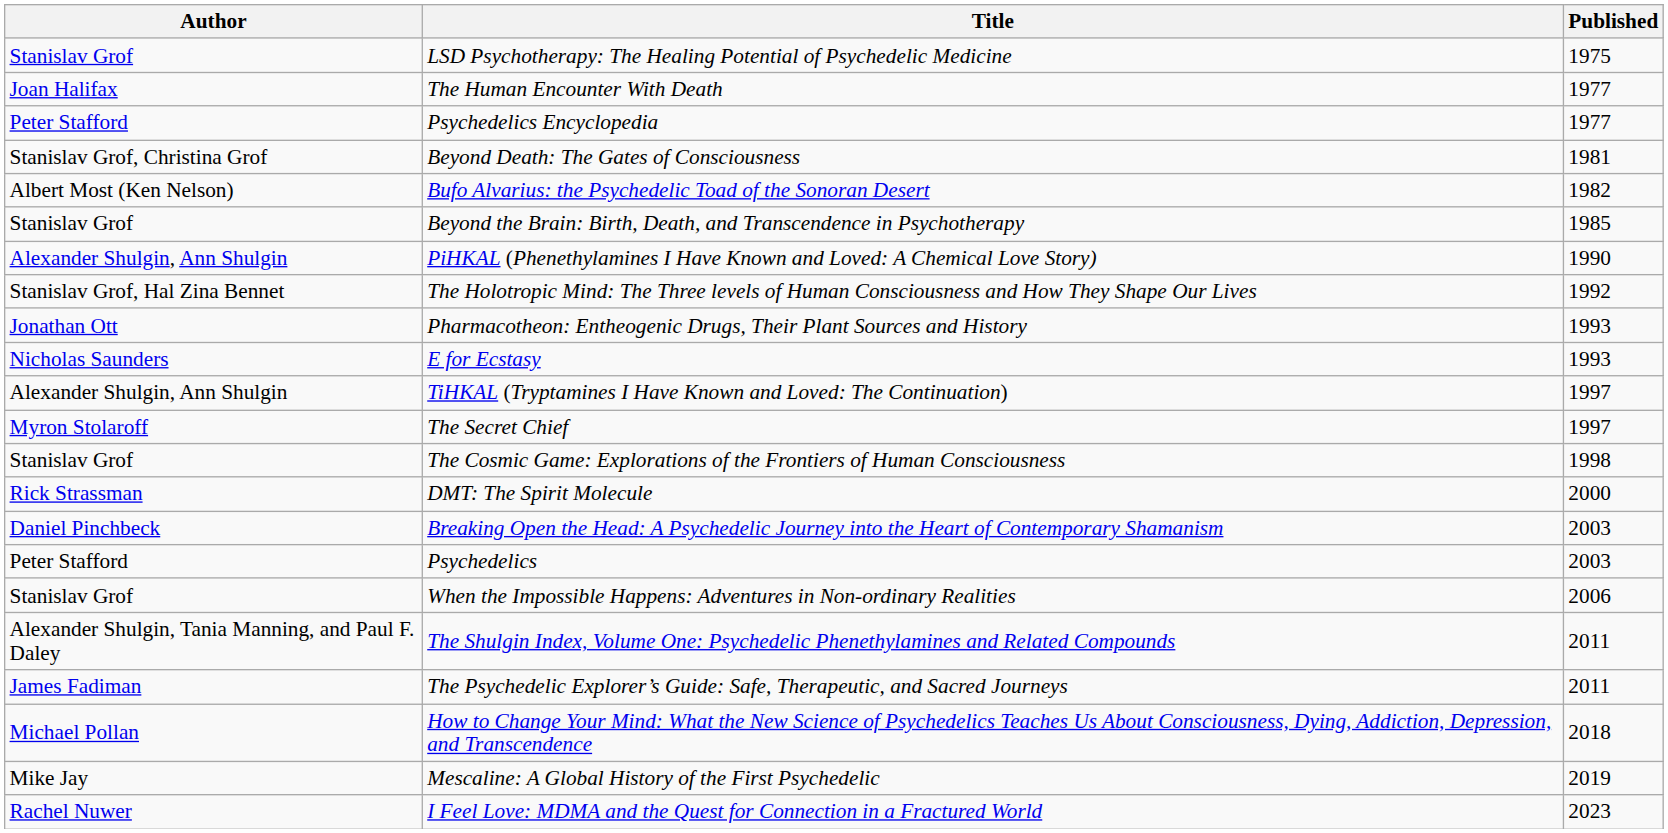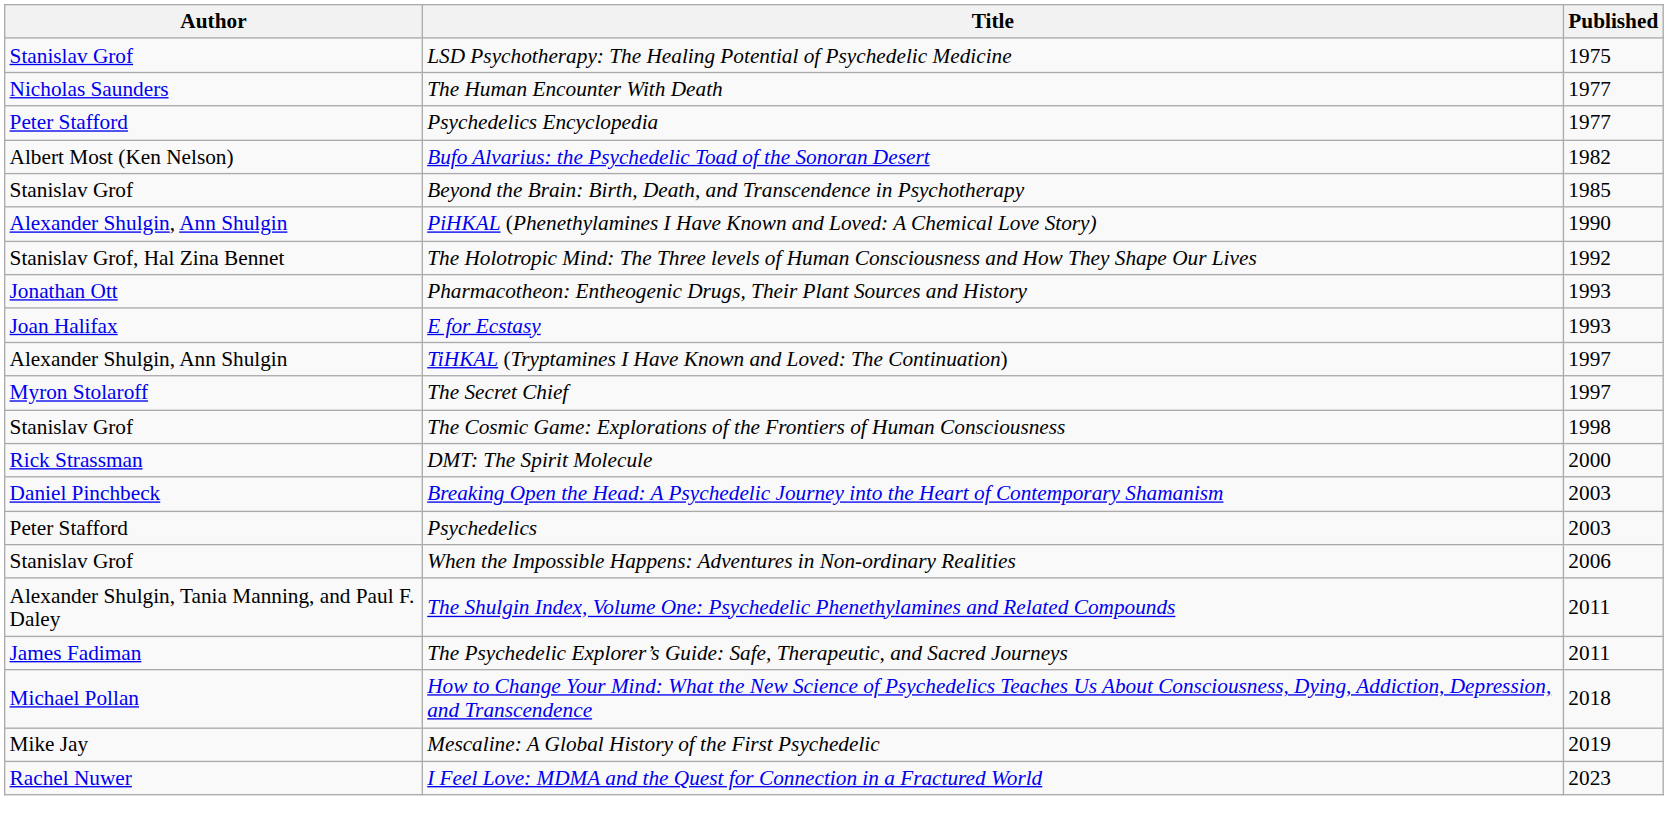(64, 88) Joan Halifax -> (89, 88) Nicholas Saunders
- row: (614, 156)
(89, 358) Nicholas Saunders -> (64, 325) Joan Halifax
